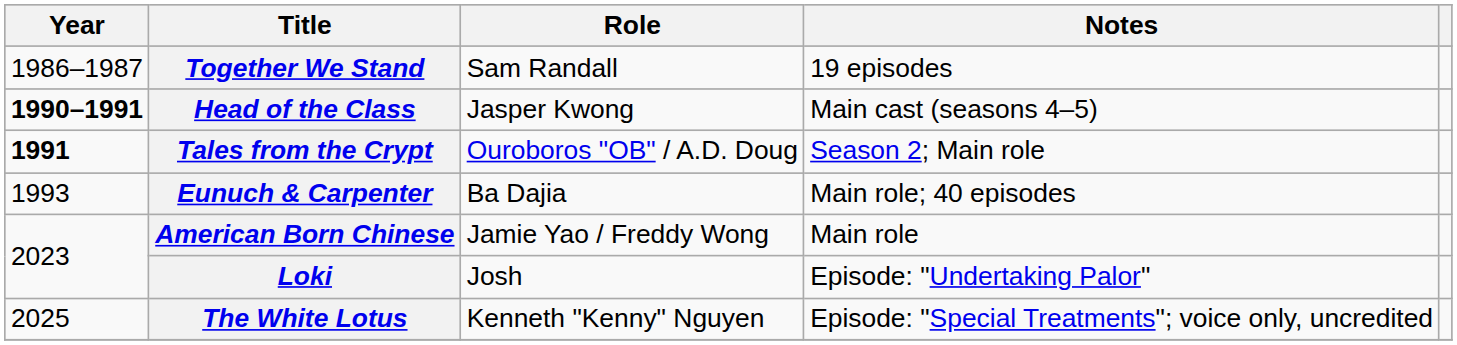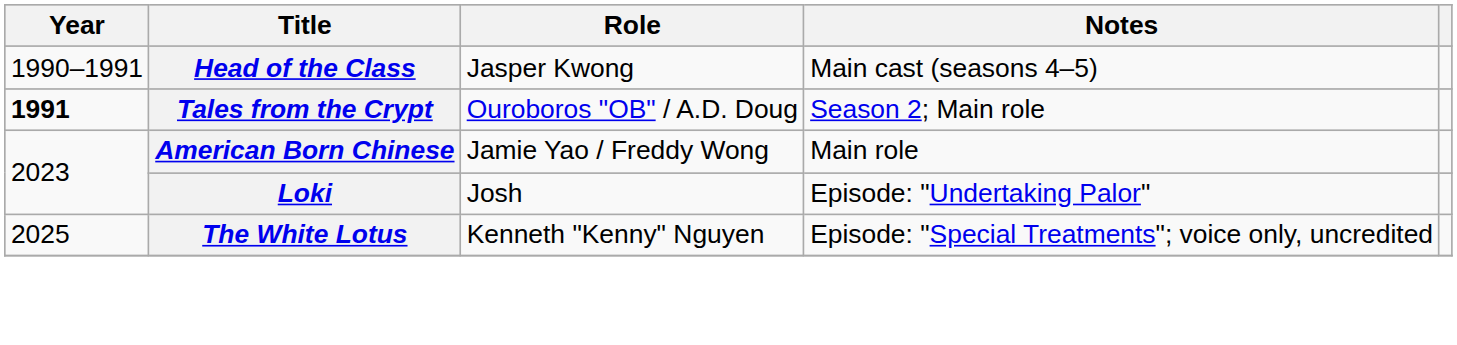- row: (305, 67)
(77, 109) bold -> (77, 67) normal
- row: (305, 192)
